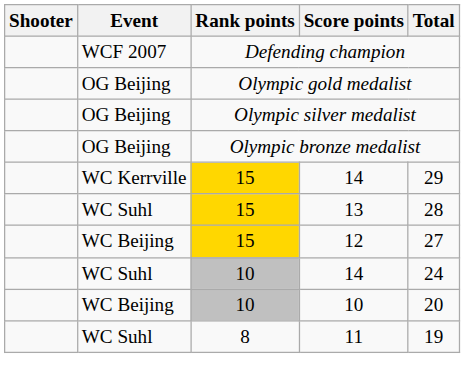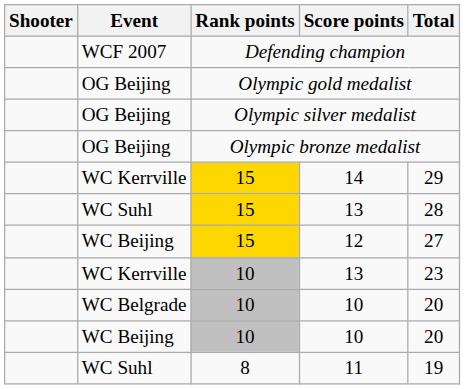- row: (117, 273)
+ row: (134, 273)
+ row: (134, 304)
